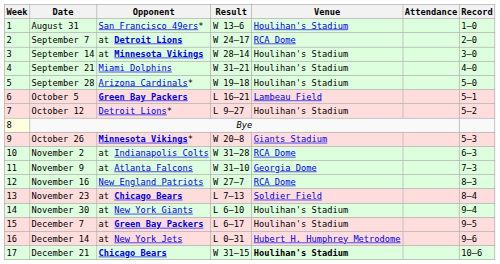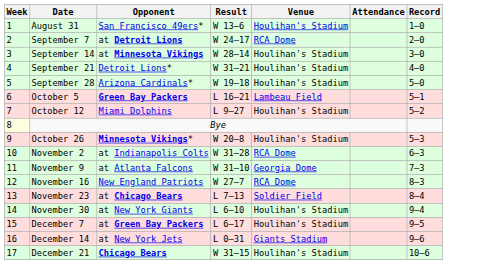(135, 68) Miami Dolphins -> (135, 68) Detroit Lions*
(135, 111) Detroit Lions* -> (135, 111) Miami Dolphins
(290, 139) Giants Stadium -> (301, 139) Houlihan's Stadium
(327, 239) Hubert H. Humphrey Metrodome -> (290, 239) Giants Stadium
(301, 253) bold -> (301, 253) normal
